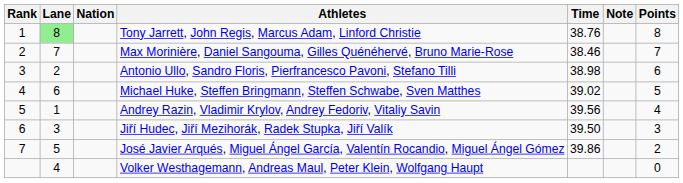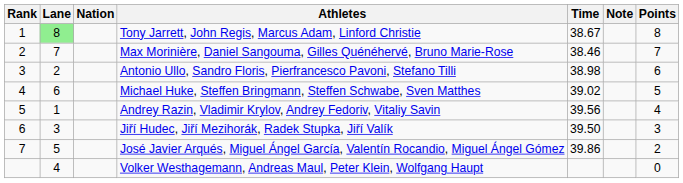(585, 33) 38.76 -> (585, 33) 38.67
